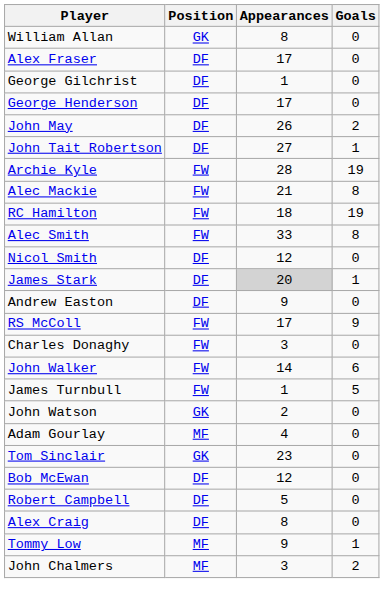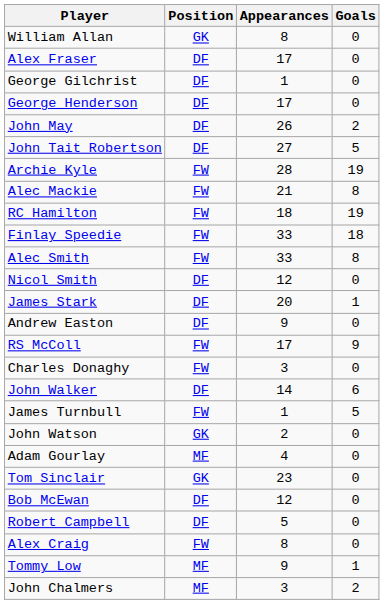(356, 148) 1 -> (356, 148) 5
+ row: (65, 236)
(284, 280) lightgrey background -> (284, 302) no background
(201, 368) FW -> (201, 390) DF
(201, 522) DF -> (201, 544) FW
